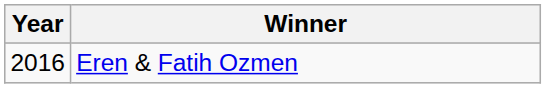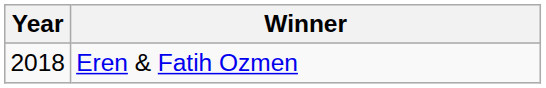(38, 62) 2016 -> (38, 62) 2018
